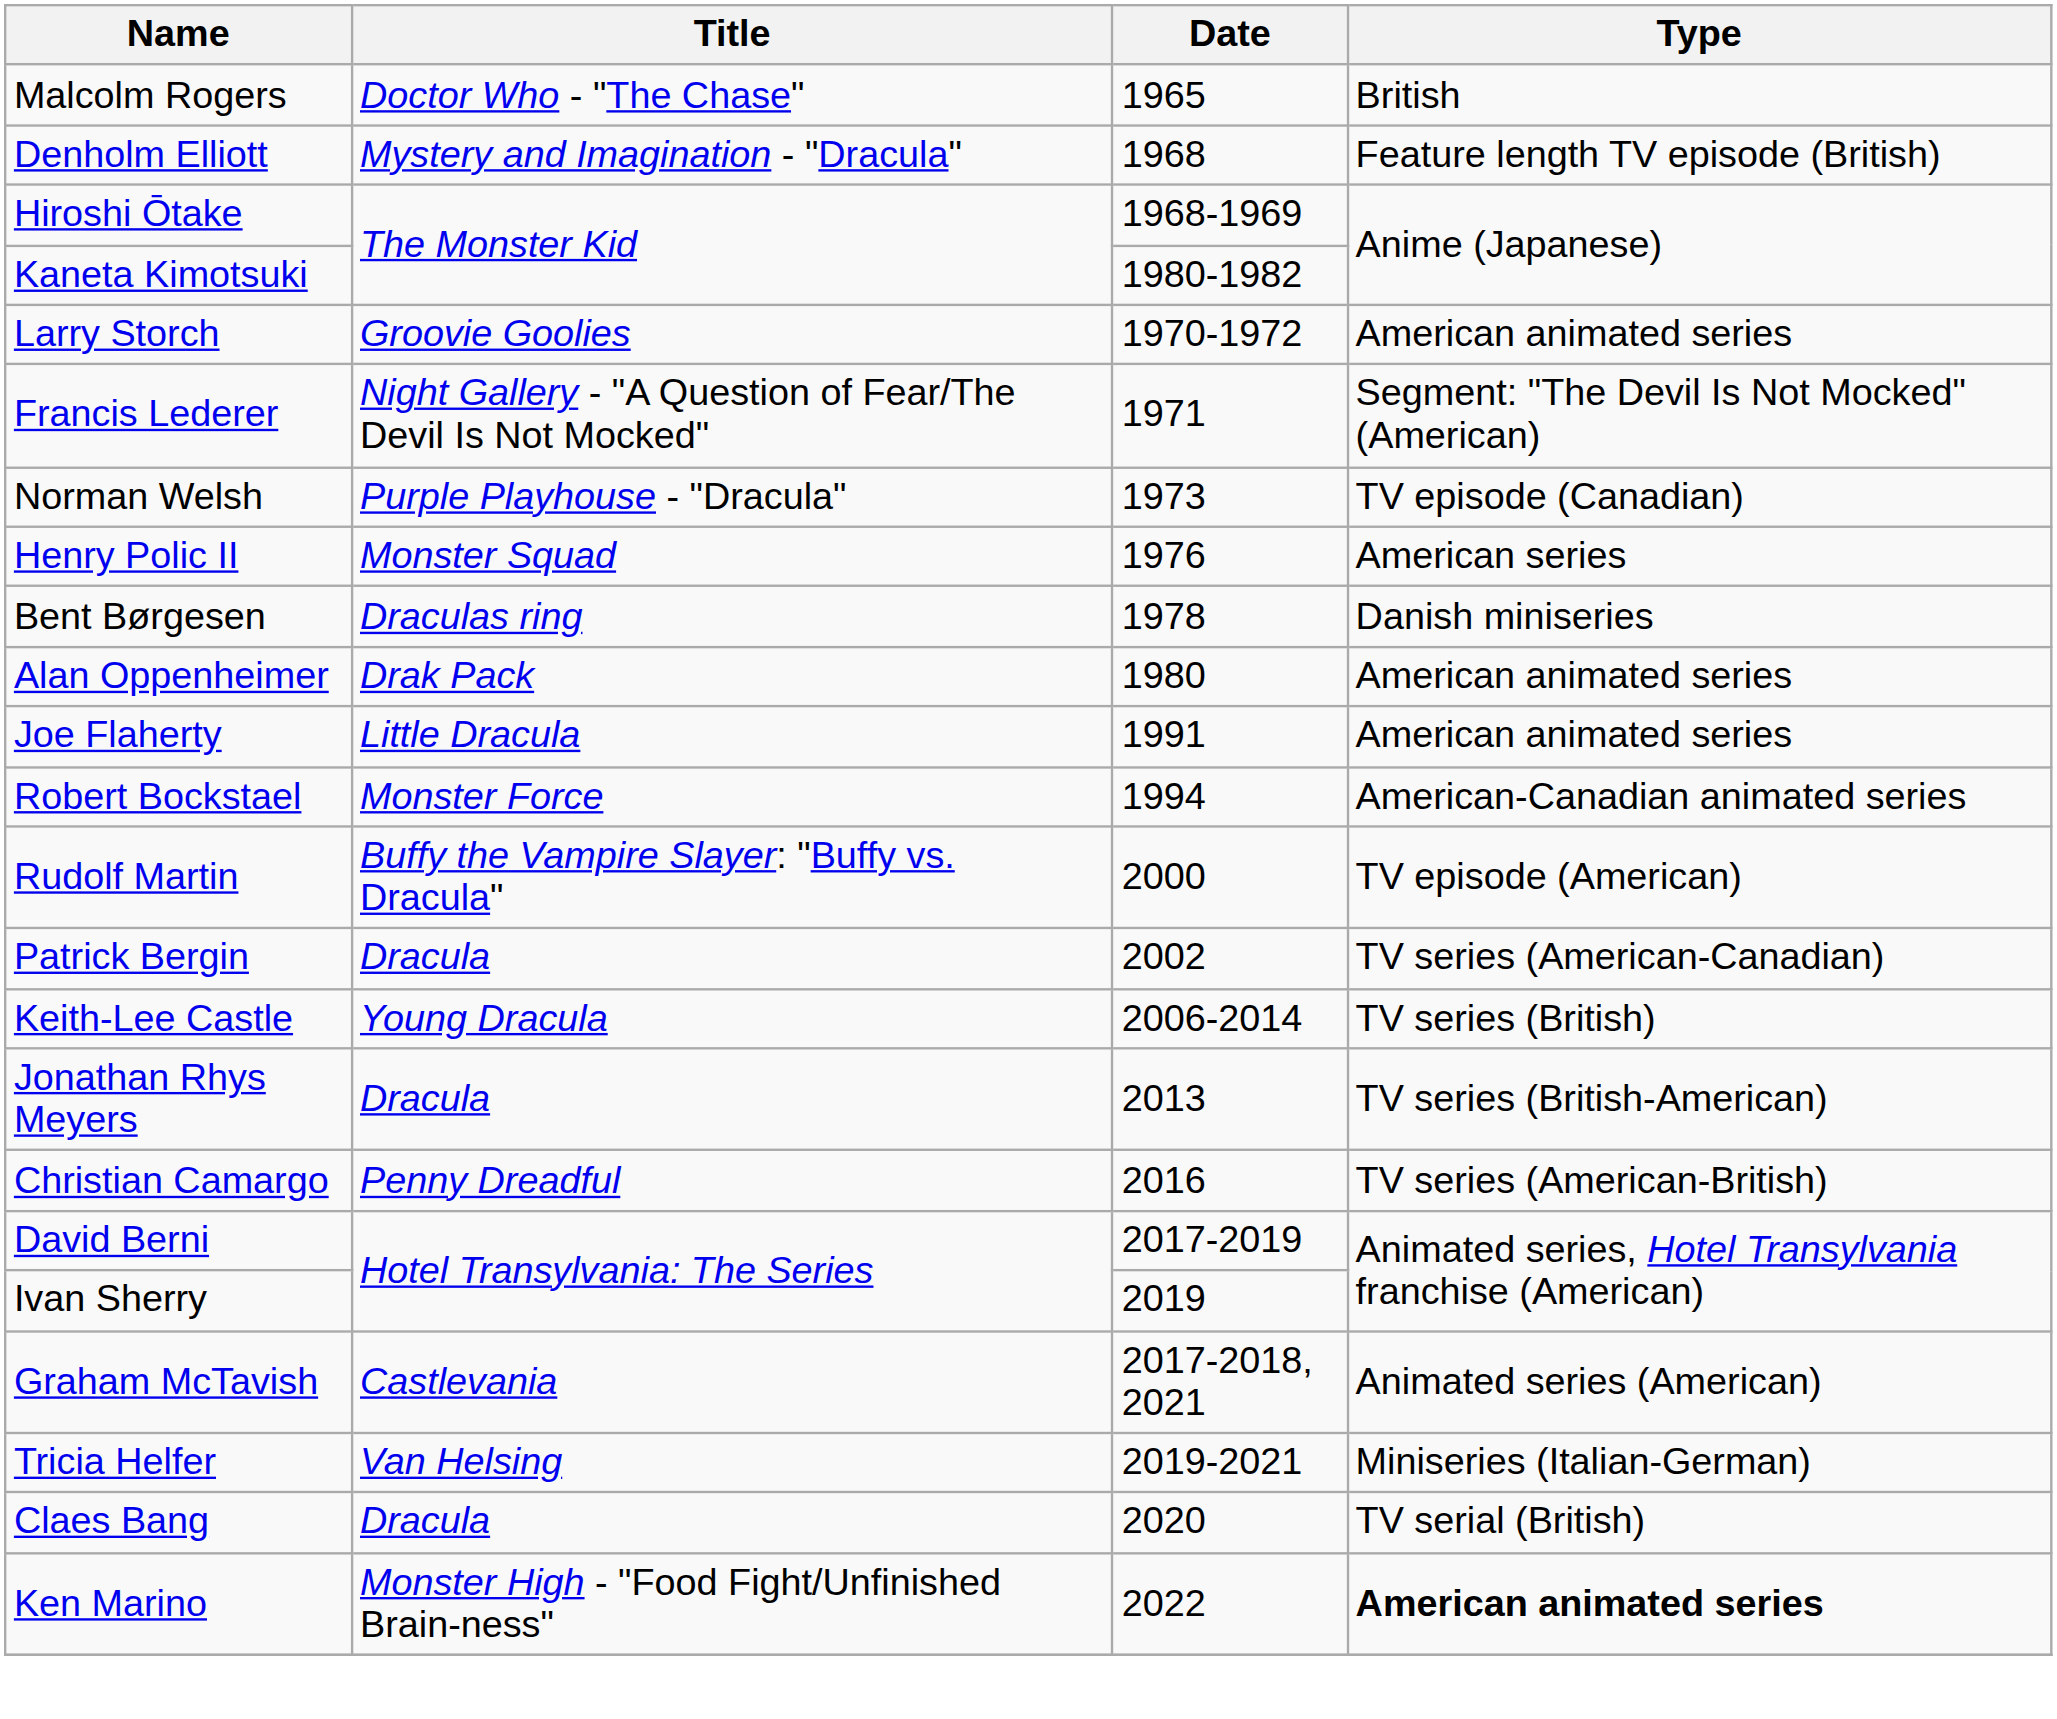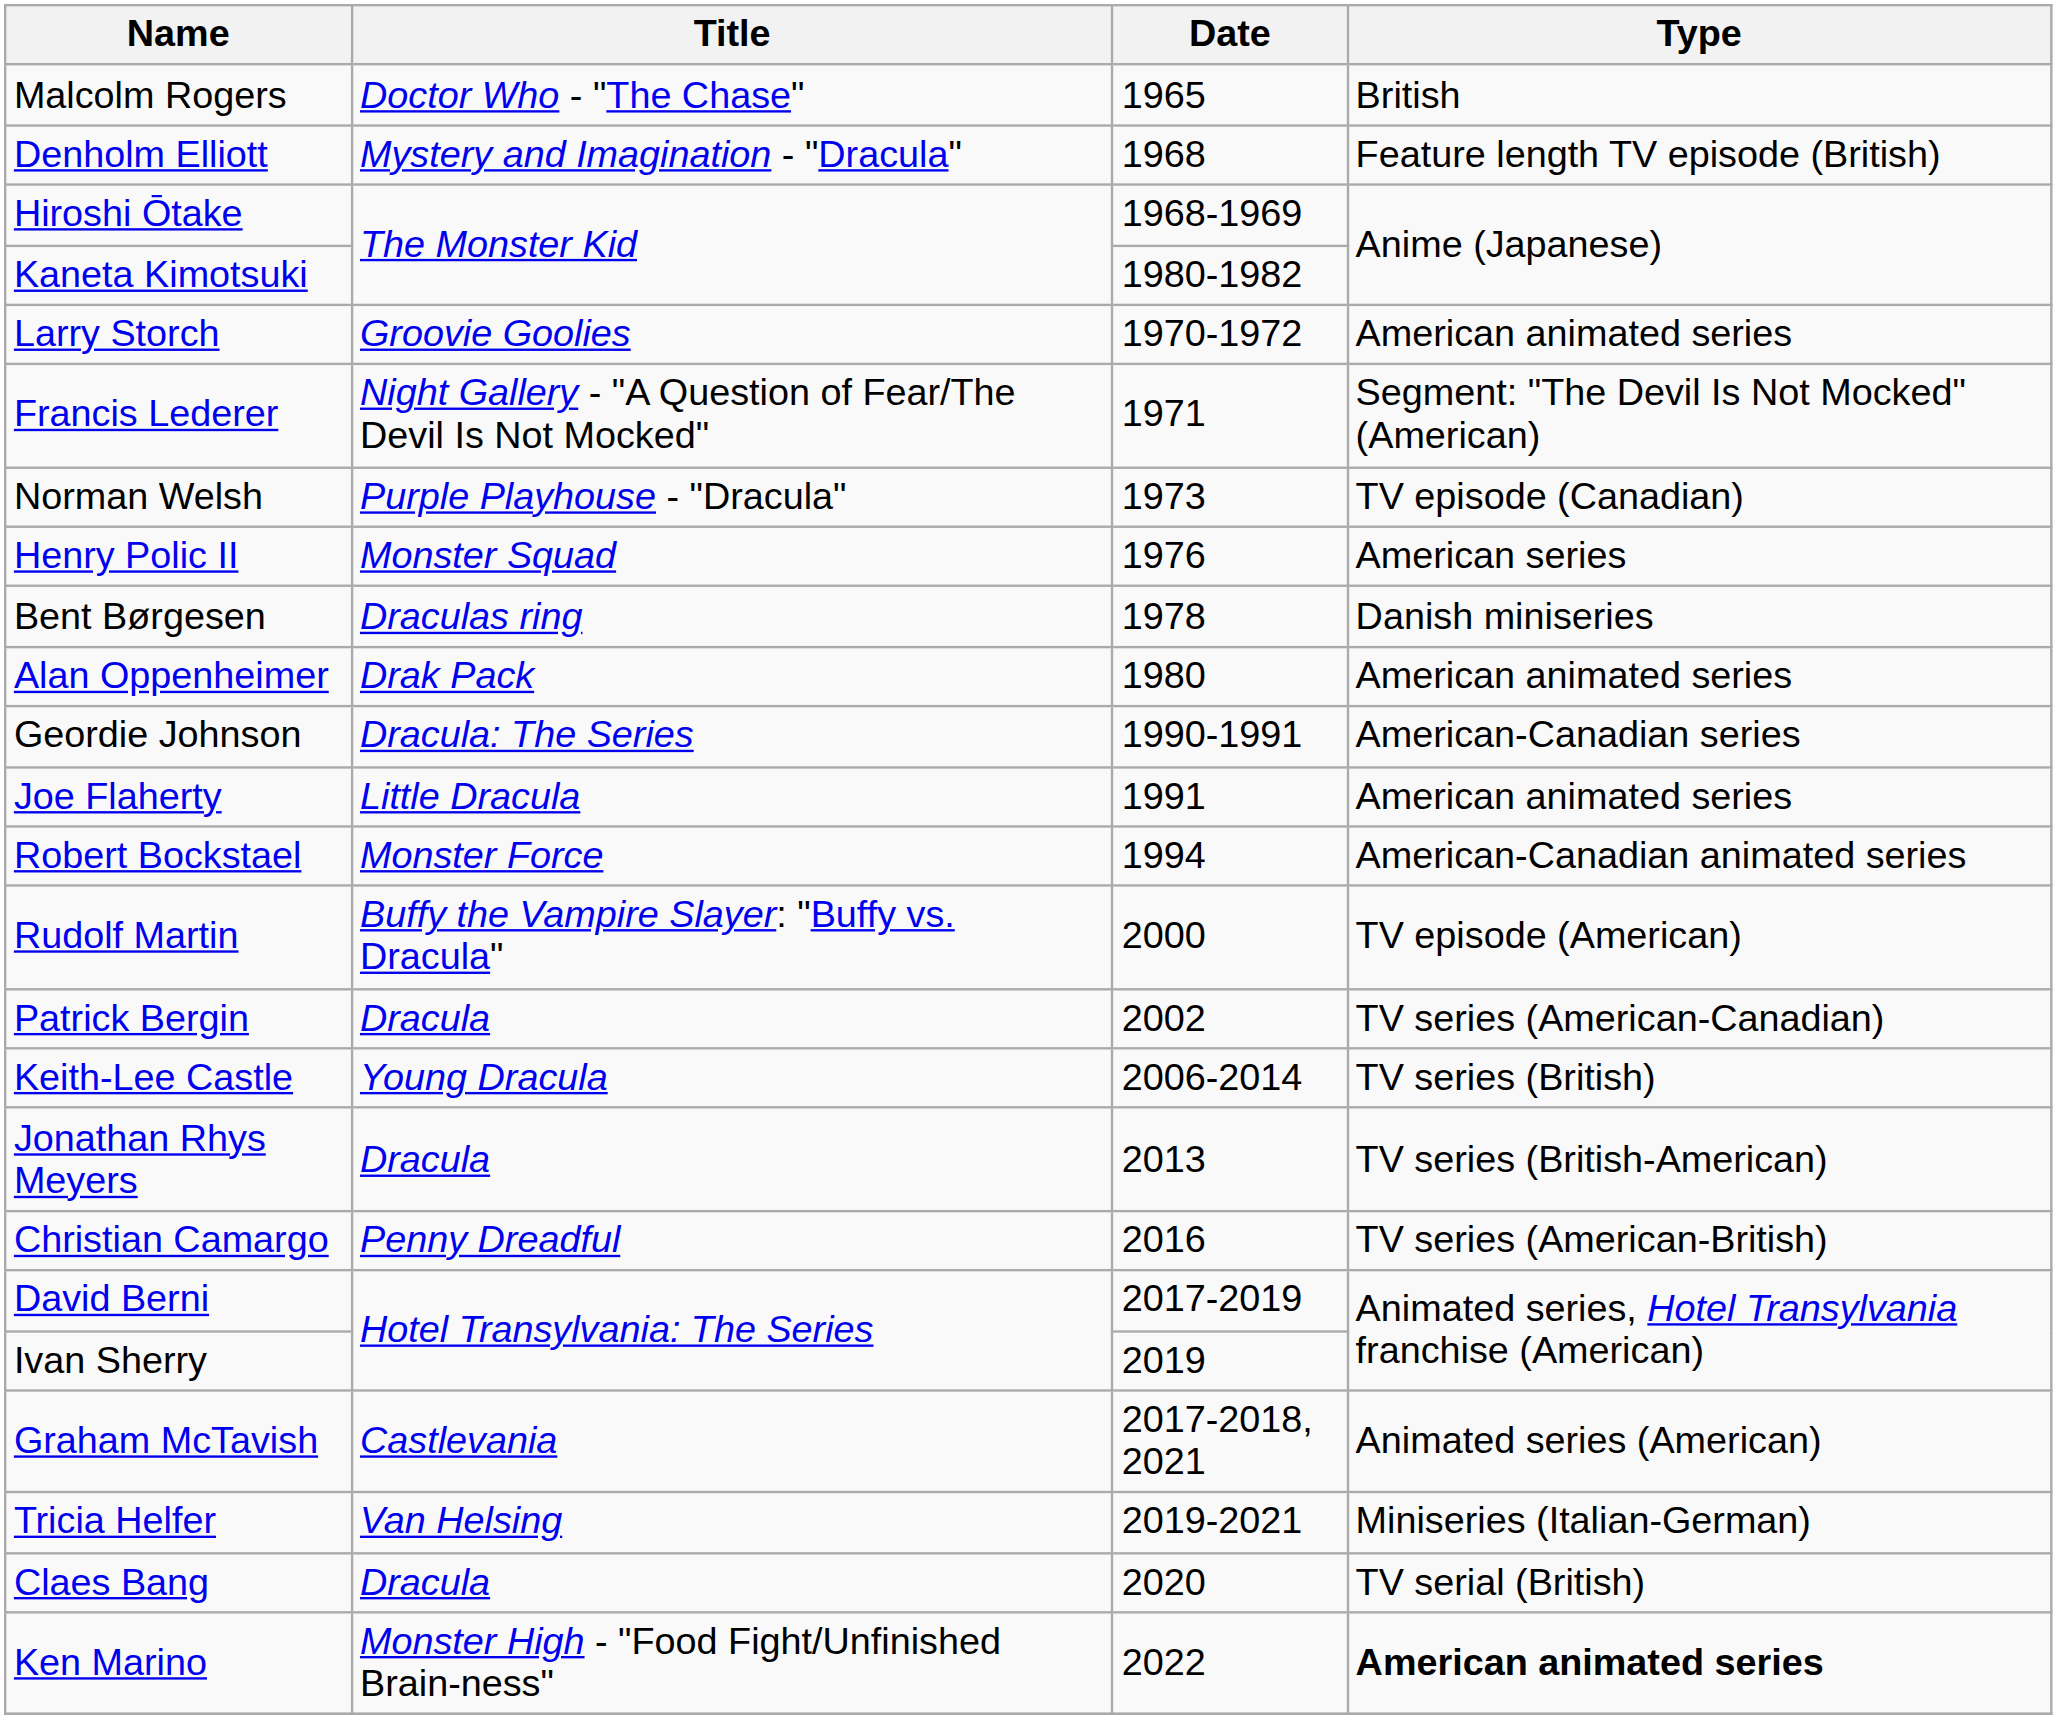+ row: (158, 735)
